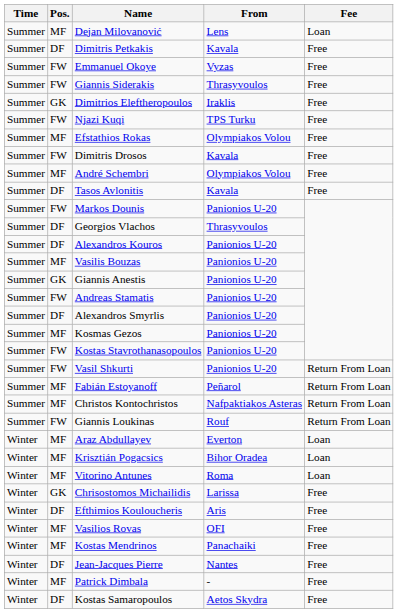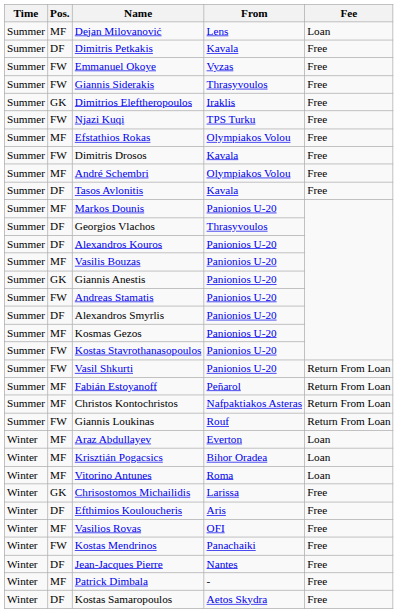(58, 208) FW -> (58, 208) MF
(58, 546) MF -> (58, 546) FW
